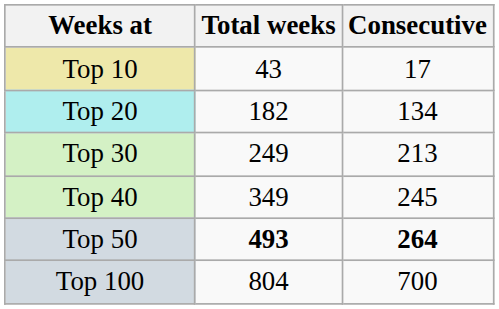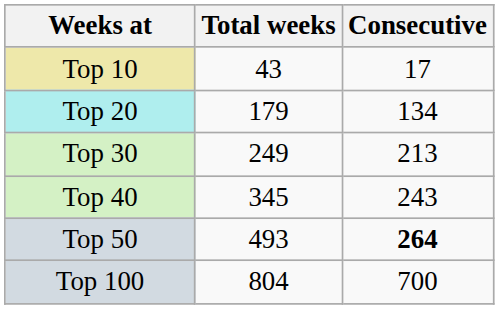(269, 111) 182 -> (269, 111) 179
(269, 196) 349 -> (269, 196) 345
(417, 196) 245 -> (417, 196) 243
(269, 238) bold -> (269, 238) normal
